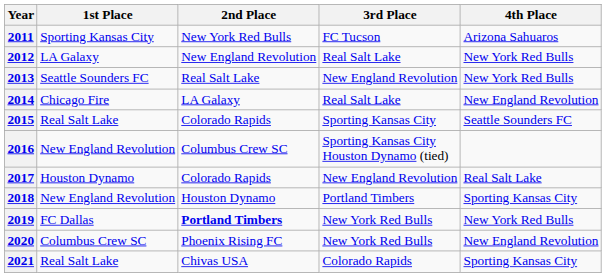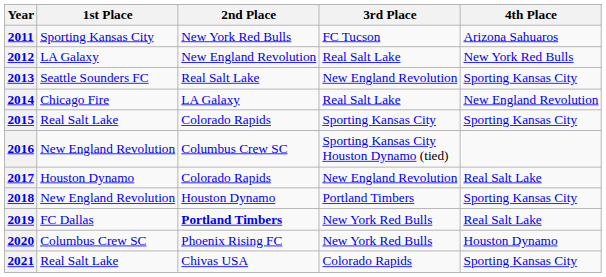(518, 78) New York Red Bulls -> (520, 78) Sporting Kansas City
(518, 120) Seattle Sounders FC -> (520, 120) Sporting Kansas City
(518, 219) New York Red Bulls -> (503, 219) Real Salt Lake
(531, 240) New England Revolution -> (511, 240) Houston Dynamo
